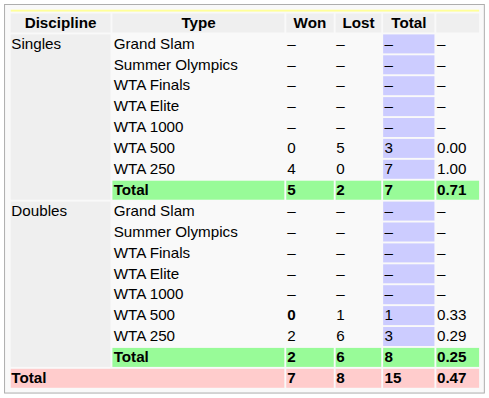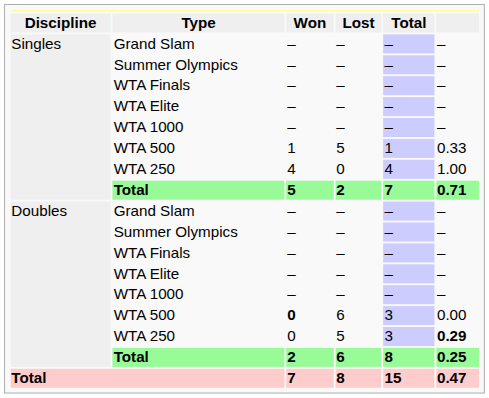(292, 148) 0 -> (292, 148) 1
(389, 148) 3 -> (389, 148) 1
(452, 148) 0.00 -> (452, 148) 0.33
(389, 169) 7 -> (389, 169) 4
(341, 315) 1 -> (341, 315) 6
(389, 315) 1 -> (389, 315) 3
(452, 315) 0.33 -> (452, 315) 0.00
(292, 336) 2 -> (292, 336) 0
(341, 336) 6 -> (341, 336) 5
(452, 336) normal -> (452, 336) bold
